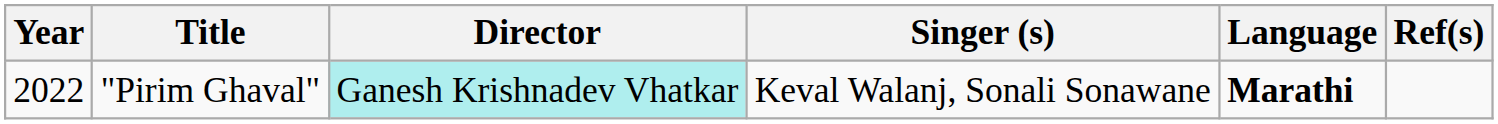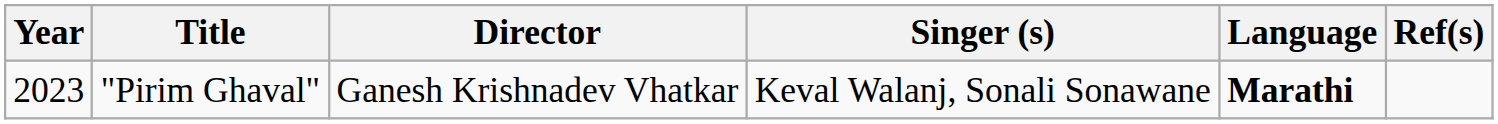(49, 88) 2022 -> (49, 88) 2023
(537, 88) paleturquoise background -> (537, 88) no background
